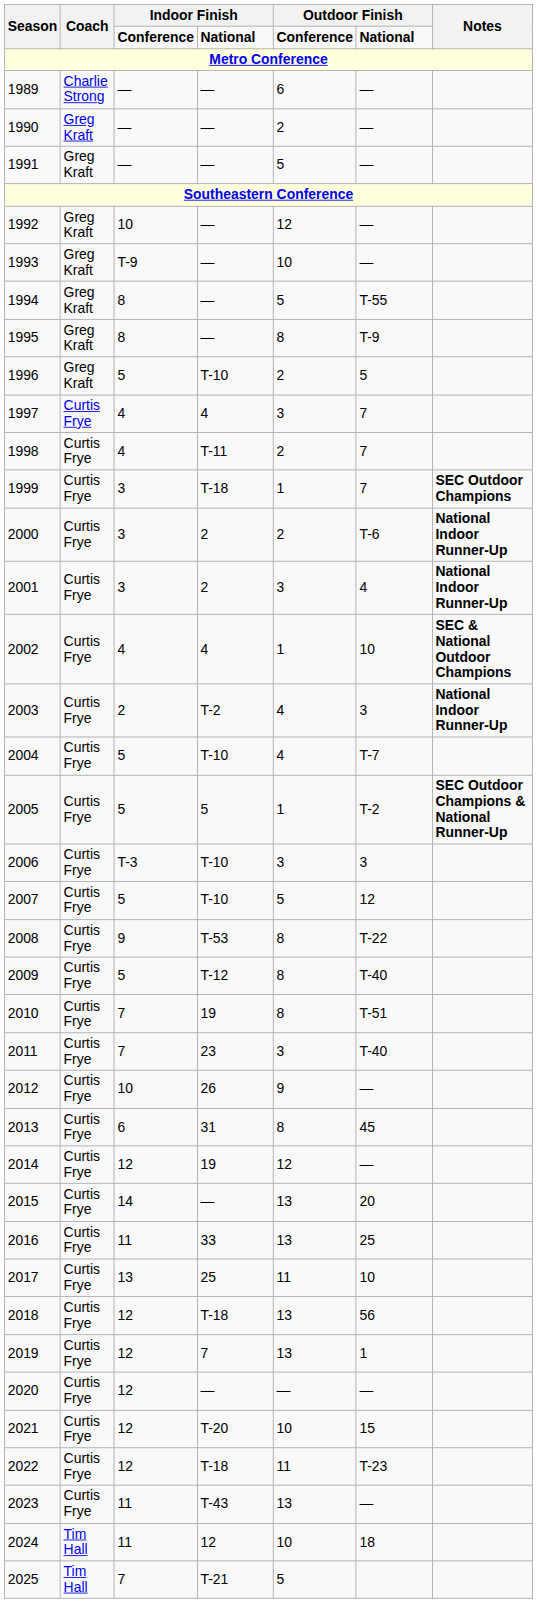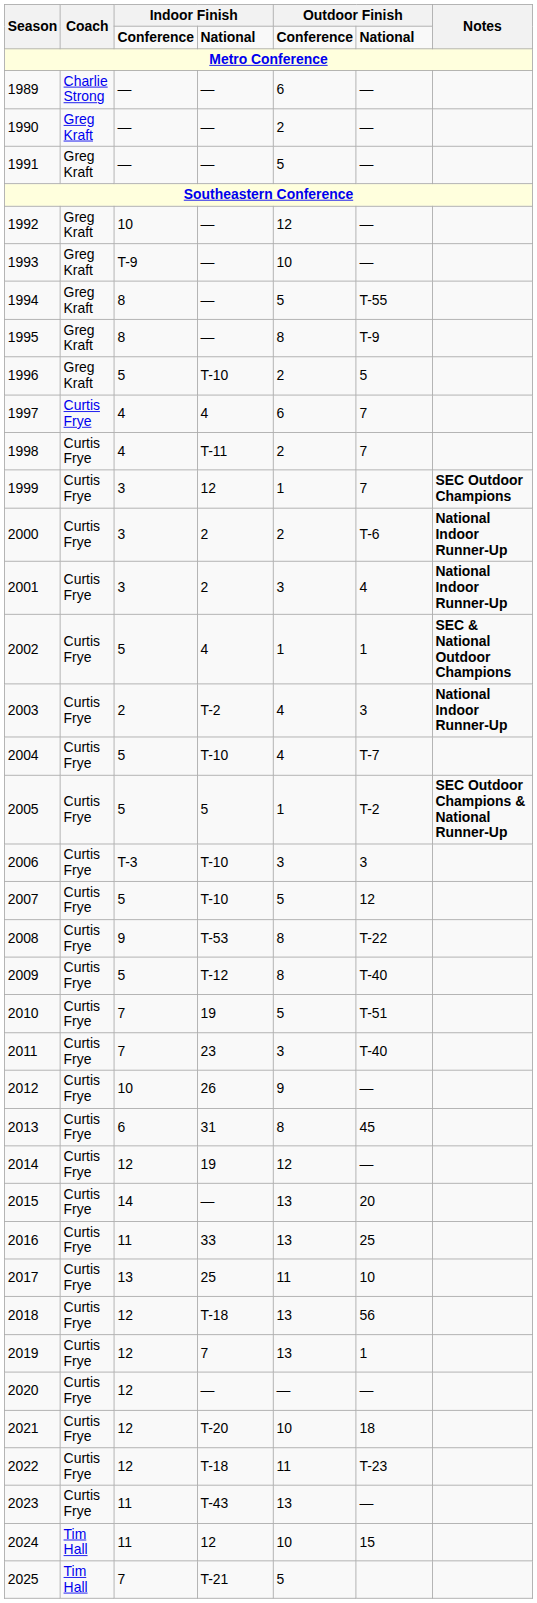(280, 413) 3 -> (280, 413) 6
(214, 489) T-18 -> (208, 489) 12
(121, 649) 4 -> (121, 649) 5
(367, 649) 10 -> (363, 649) 1
(280, 1013) 8 -> (280, 1013) 5
(367, 1428) 15 -> (367, 1428) 18
(367, 1542) 18 -> (367, 1542) 15
